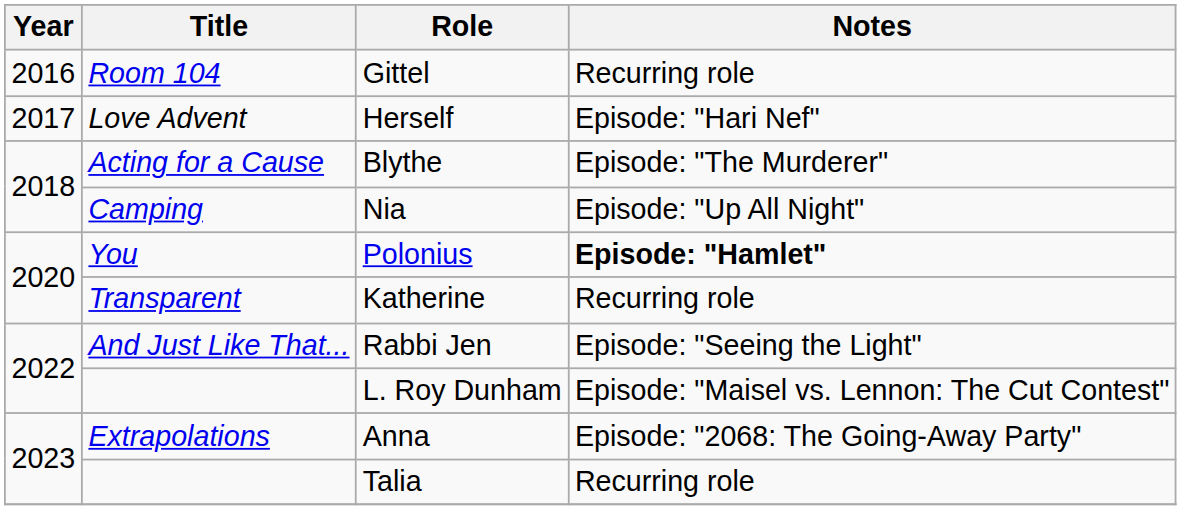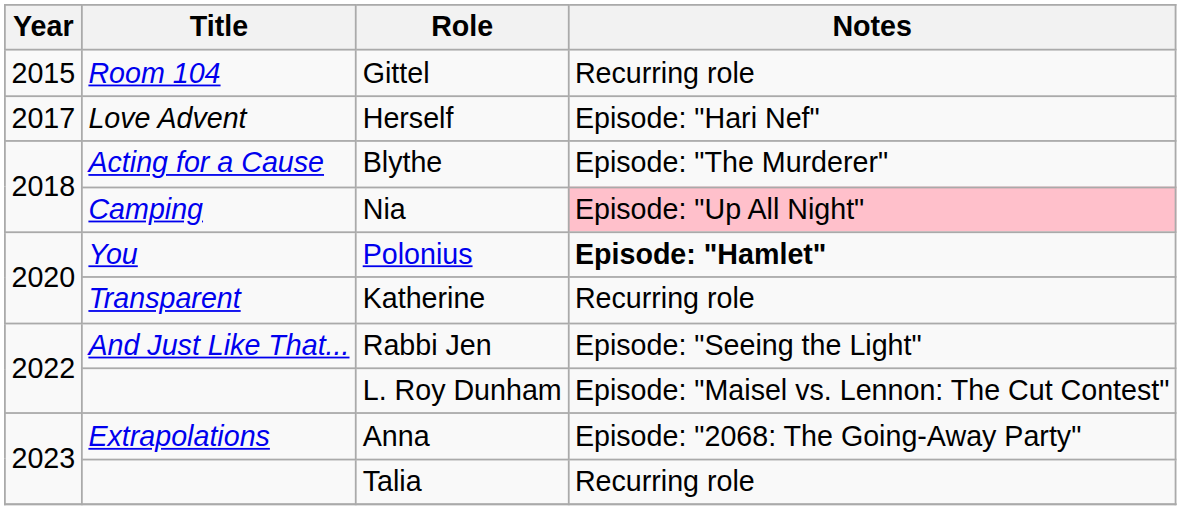(43, 72) 2016 -> (43, 72) 2015
(720, 208) no background -> (720, 208) pink background
